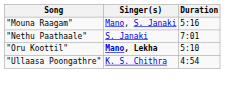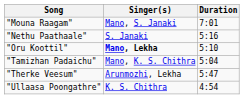(190, 24) 5:16 -> (209, 24) 7:01
(190, 37) 7:01 -> (209, 37) 5:16
+ row: (51, 62)
+ row: (42, 75)
